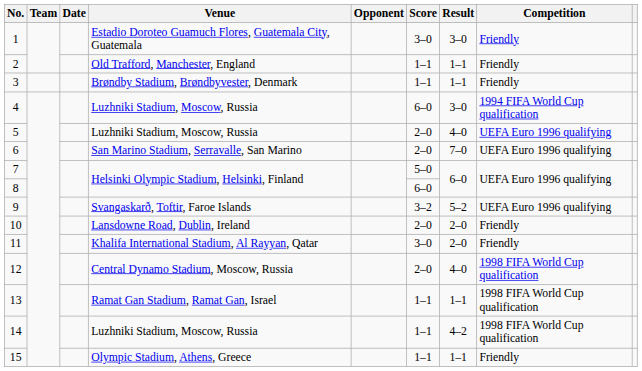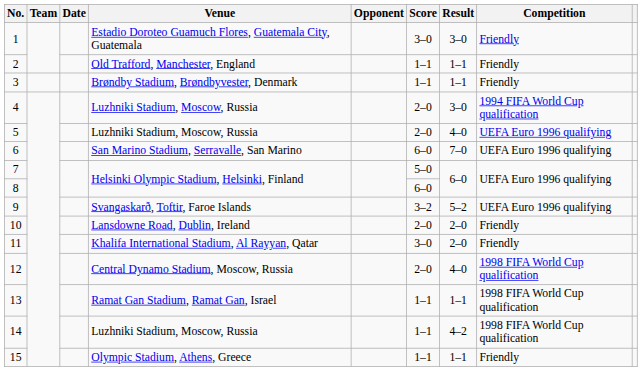(423, 107) 6–0 -> (423, 107) 2–0
(423, 151) 2–0 -> (423, 151) 6–0
